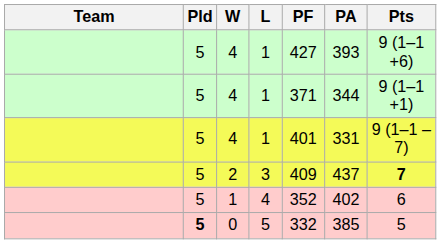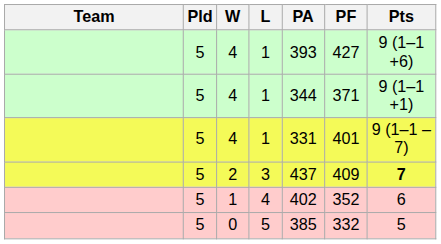columns swapped: (303, 17) <-> (346, 17)
(200, 225) bold -> (200, 225) normal
